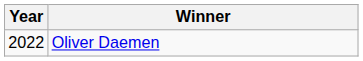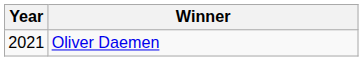(26, 42) 2022 -> (26, 42) 2021
